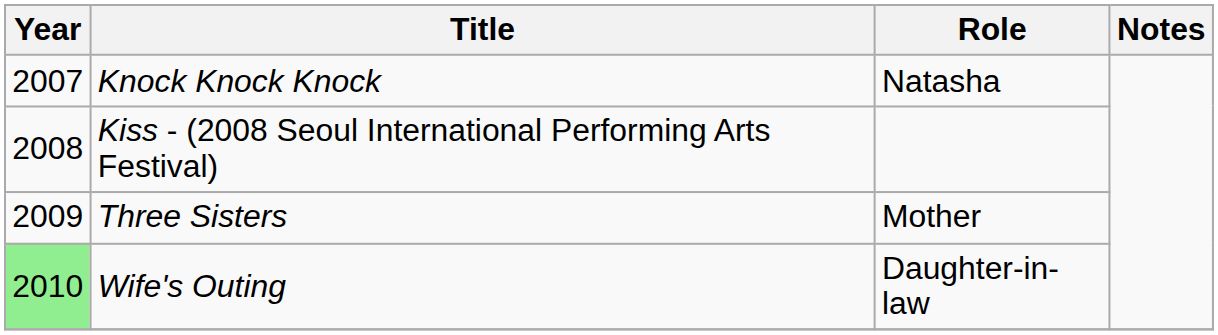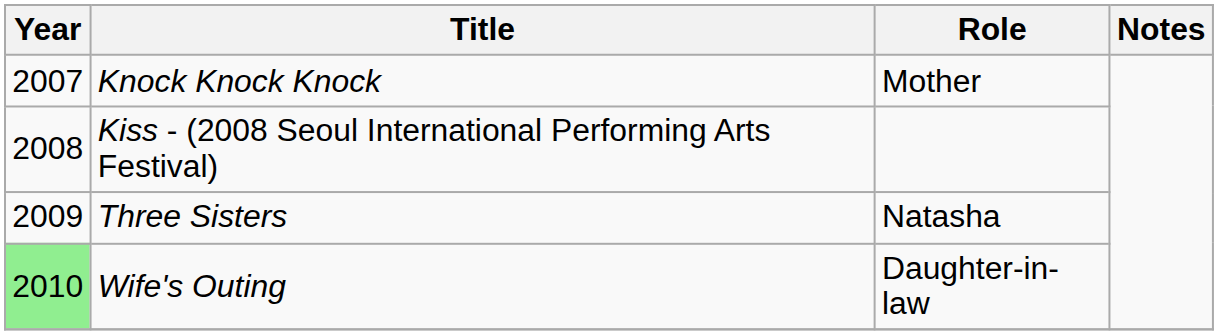(941, 80) Natasha -> (932, 80) Mother
(932, 217) Mother -> (941, 217) Natasha
